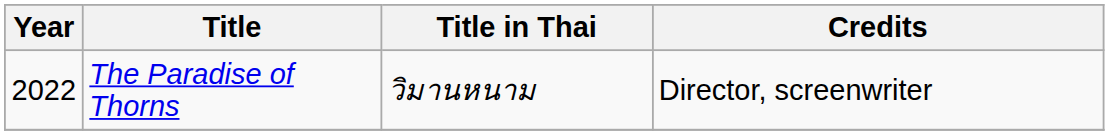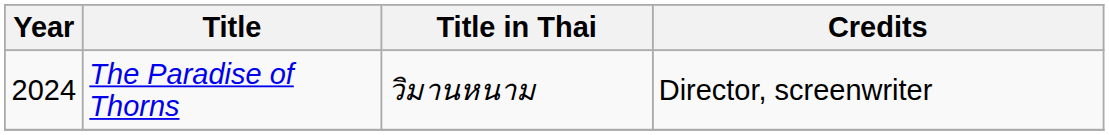(44, 89) 2022 -> (44, 89) 2024
